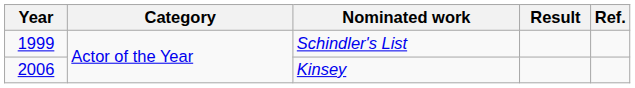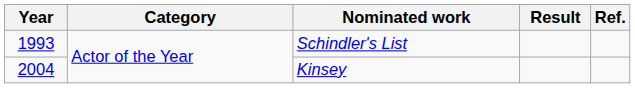(36, 43) 1999 -> (36, 43) 1993
(36, 69) 2006 -> (36, 69) 2004
